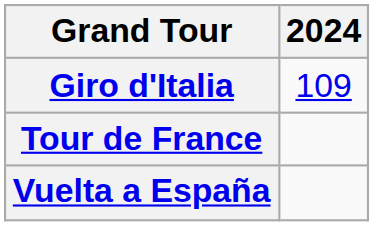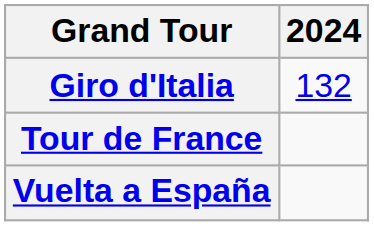(324, 84) 109 -> (324, 84) 132
